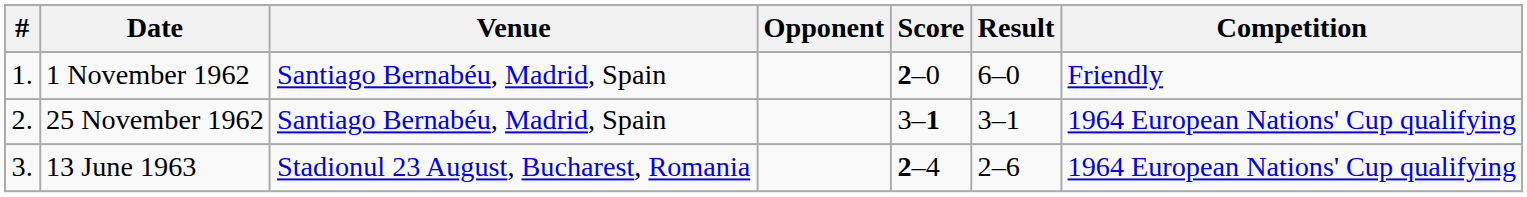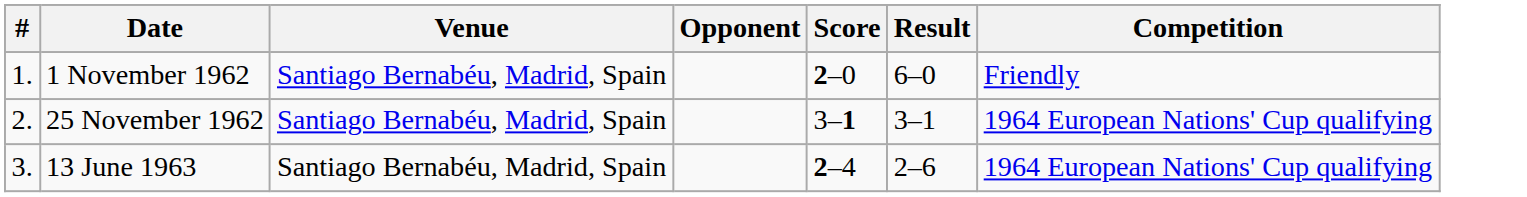(514, 167) Stadionul 23 August, Bucharest, Romania -> (472, 167) Santiago Bernabéu, Madrid, Spain
